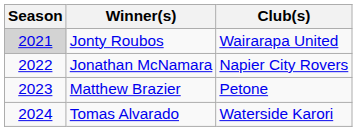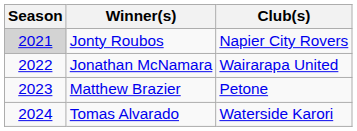(279, 41) Wairarapa United -> (284, 41) Napier City Rovers
(284, 65) Napier City Rovers -> (279, 65) Wairarapa United
